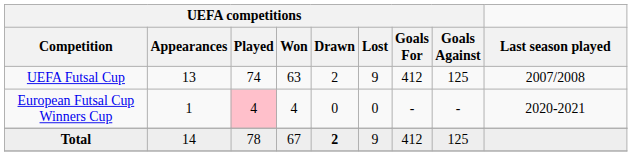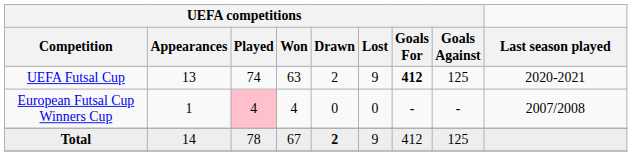(412, 78) normal -> (412, 78) bold
(555, 78) 2007/2008 -> (555, 78) 2020-2021
(555, 109) 2020-2021 -> (555, 109) 2007/2008
